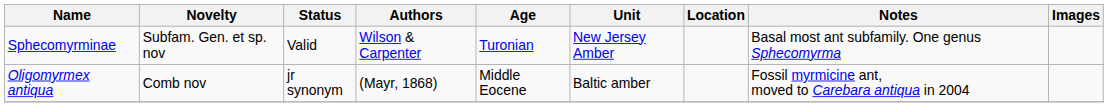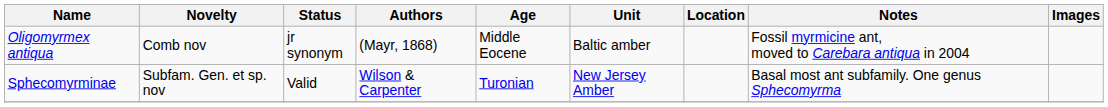rows swapped: (49, 83) <-> (62, 45)
